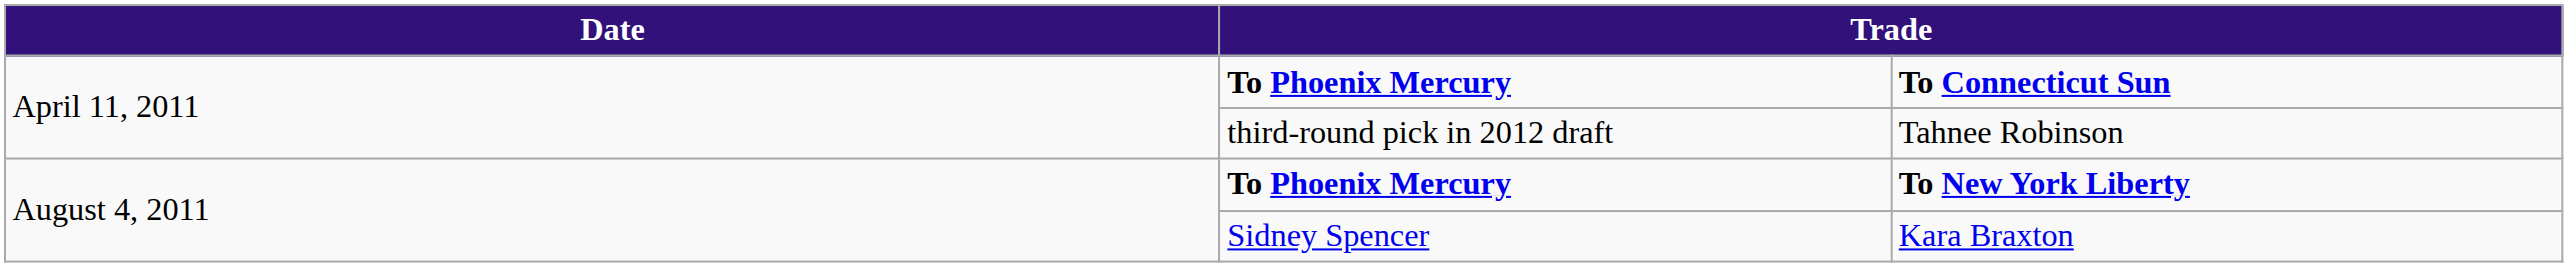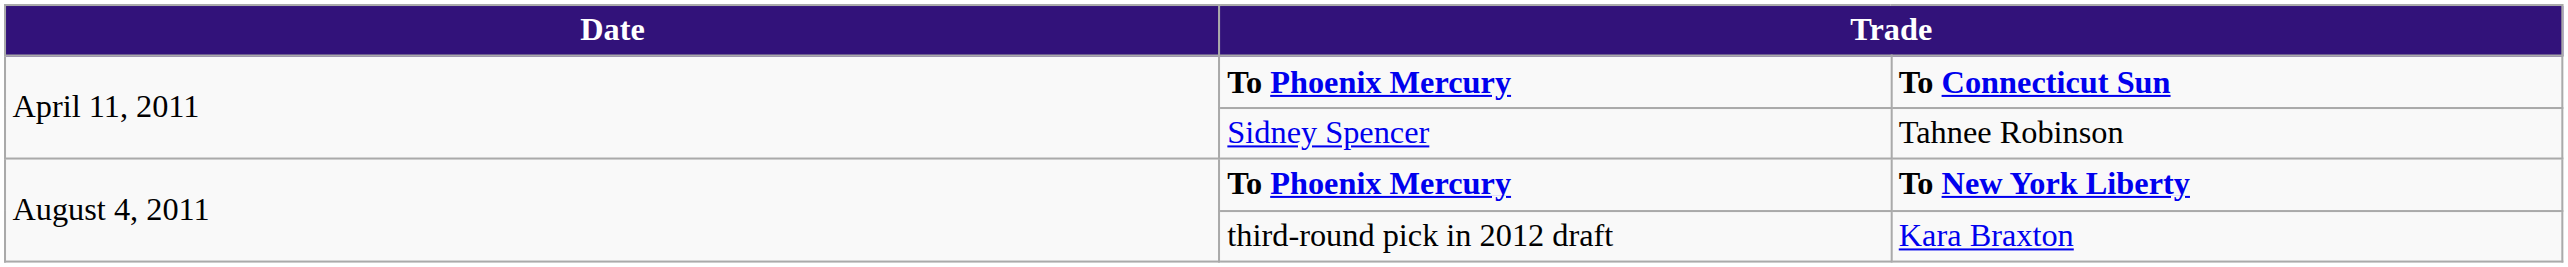(1420, 132) third-round pick in 2012 draft -> (1328, 132) Sidney Spencer
(1328, 235) Sidney Spencer -> (1420, 235) third-round pick in 2012 draft
